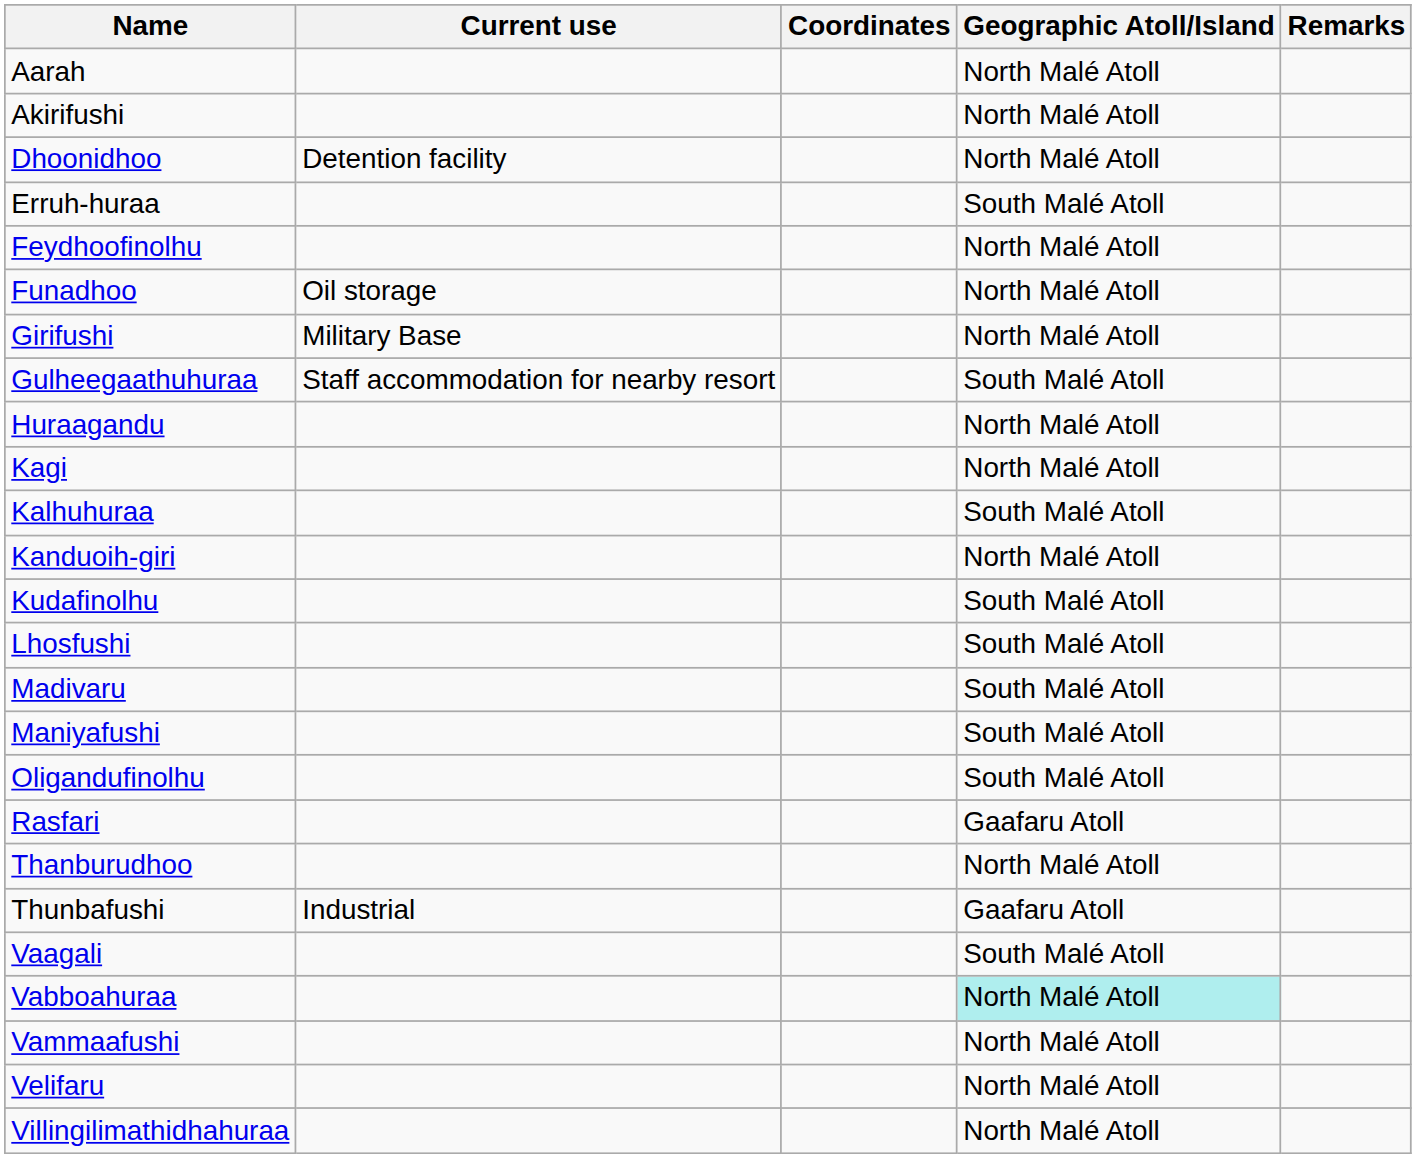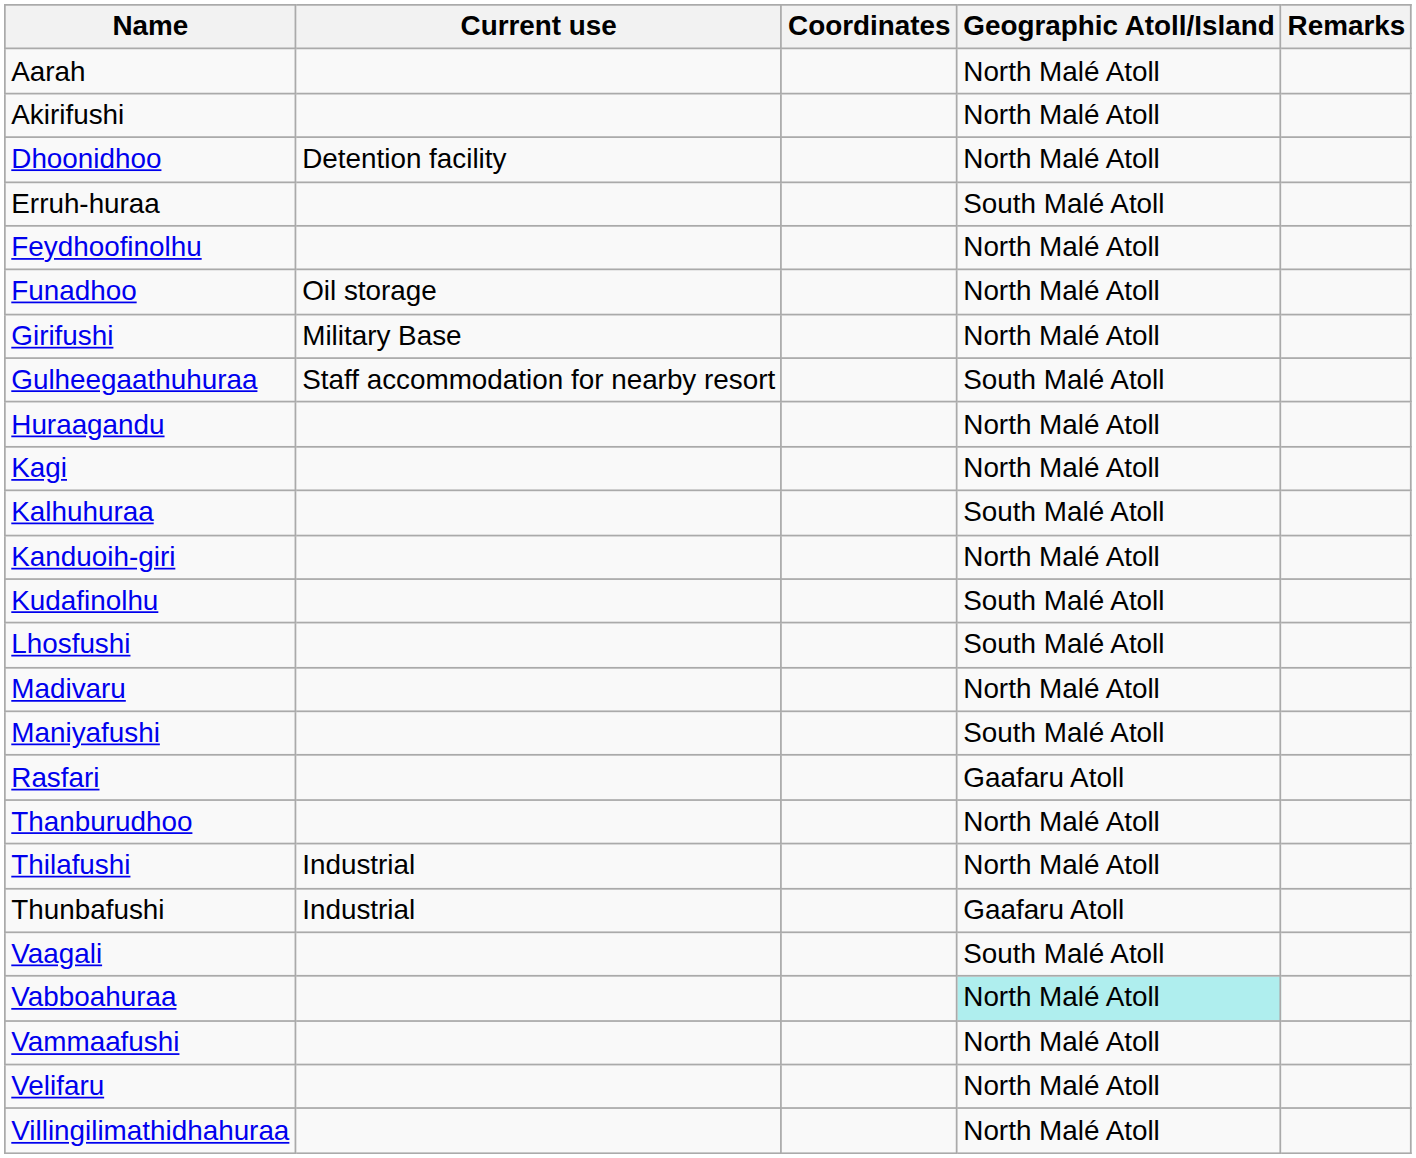(1064, 688) South Malé Atoll -> (1062, 688) North Malé Atoll
- row: (108, 777)
+ row: (71, 865)
